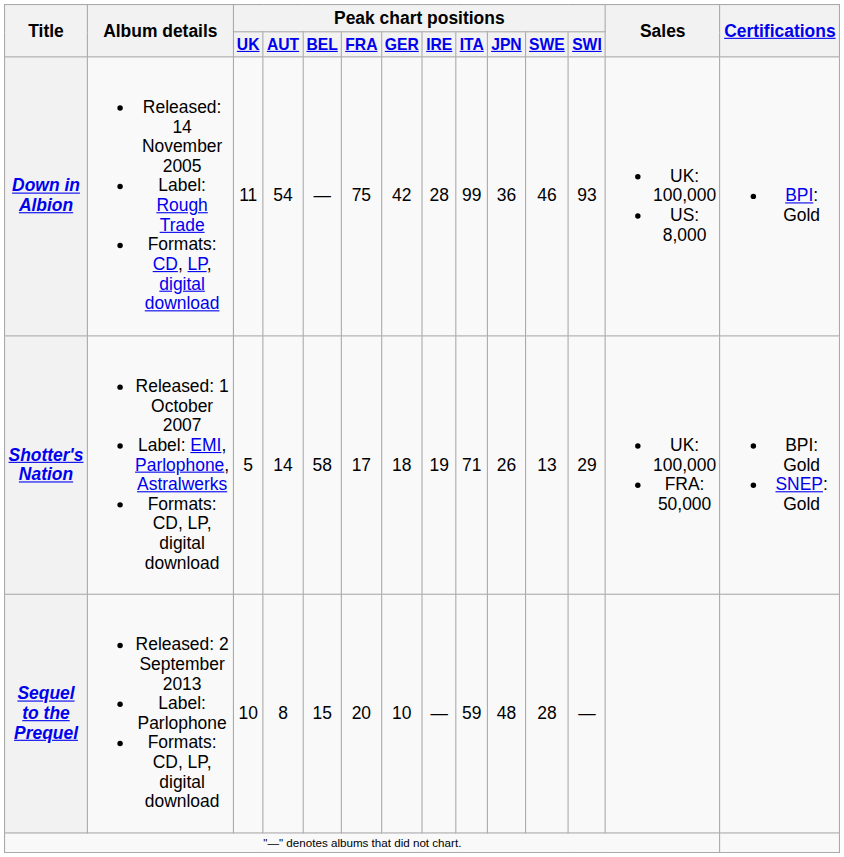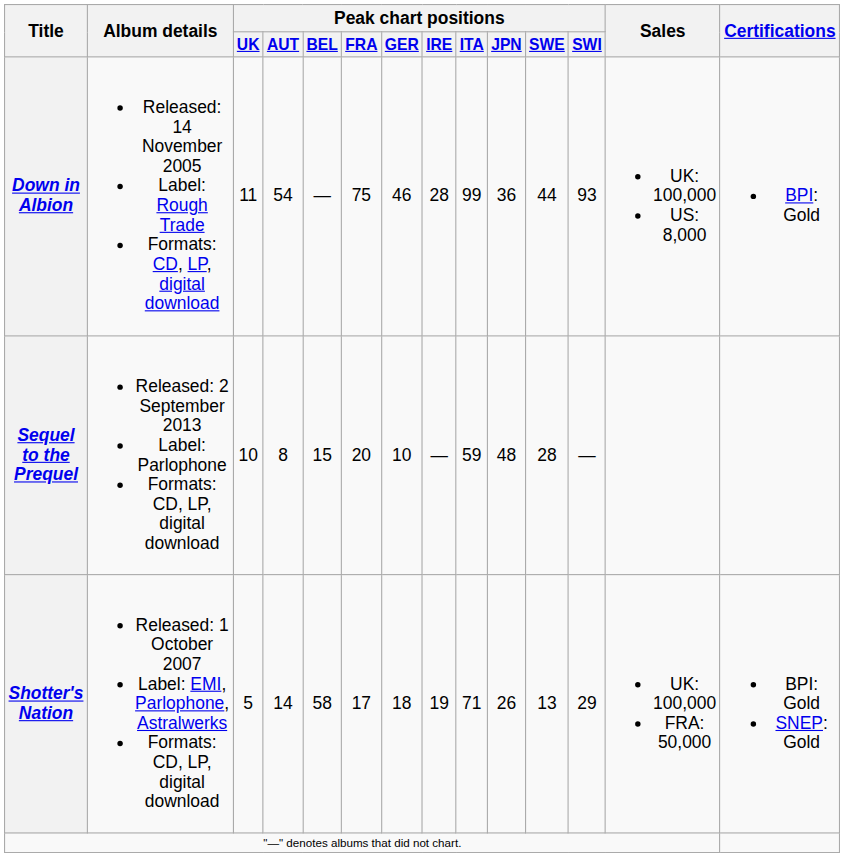(402, 196) 42 -> (402, 196) 46
(547, 196) 46 -> (547, 196) 44
rows swapped: (46, 464) <-> (46, 713)
